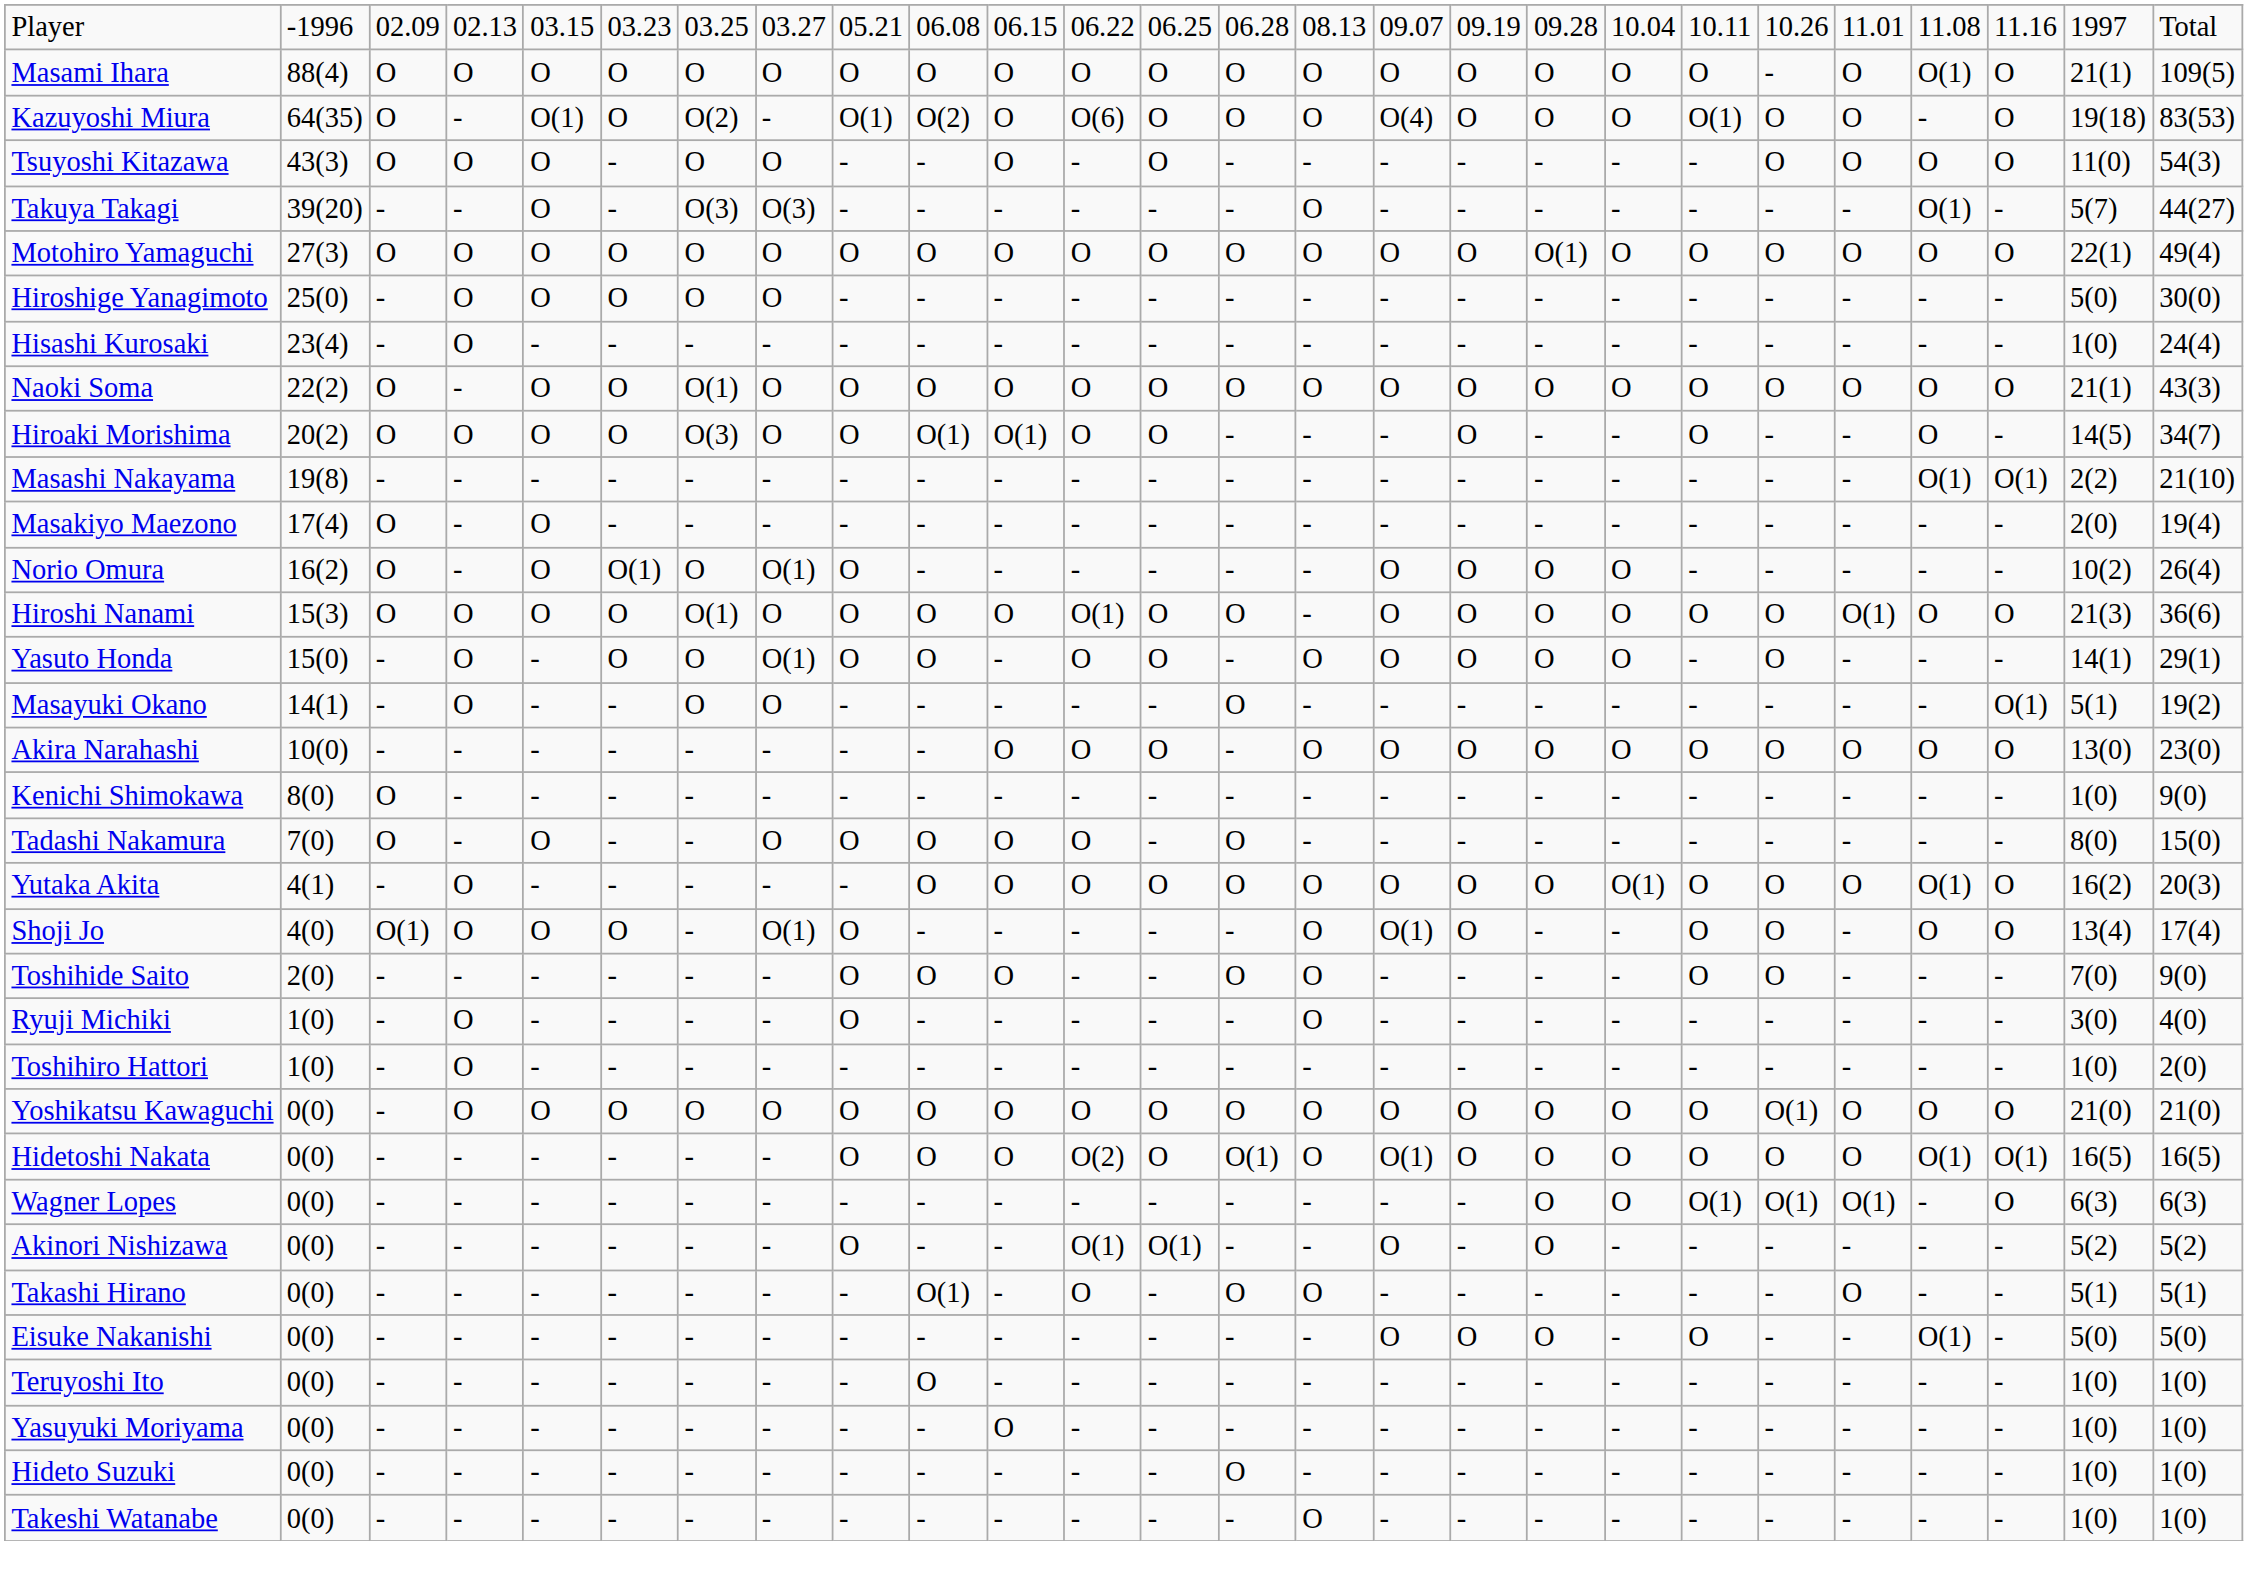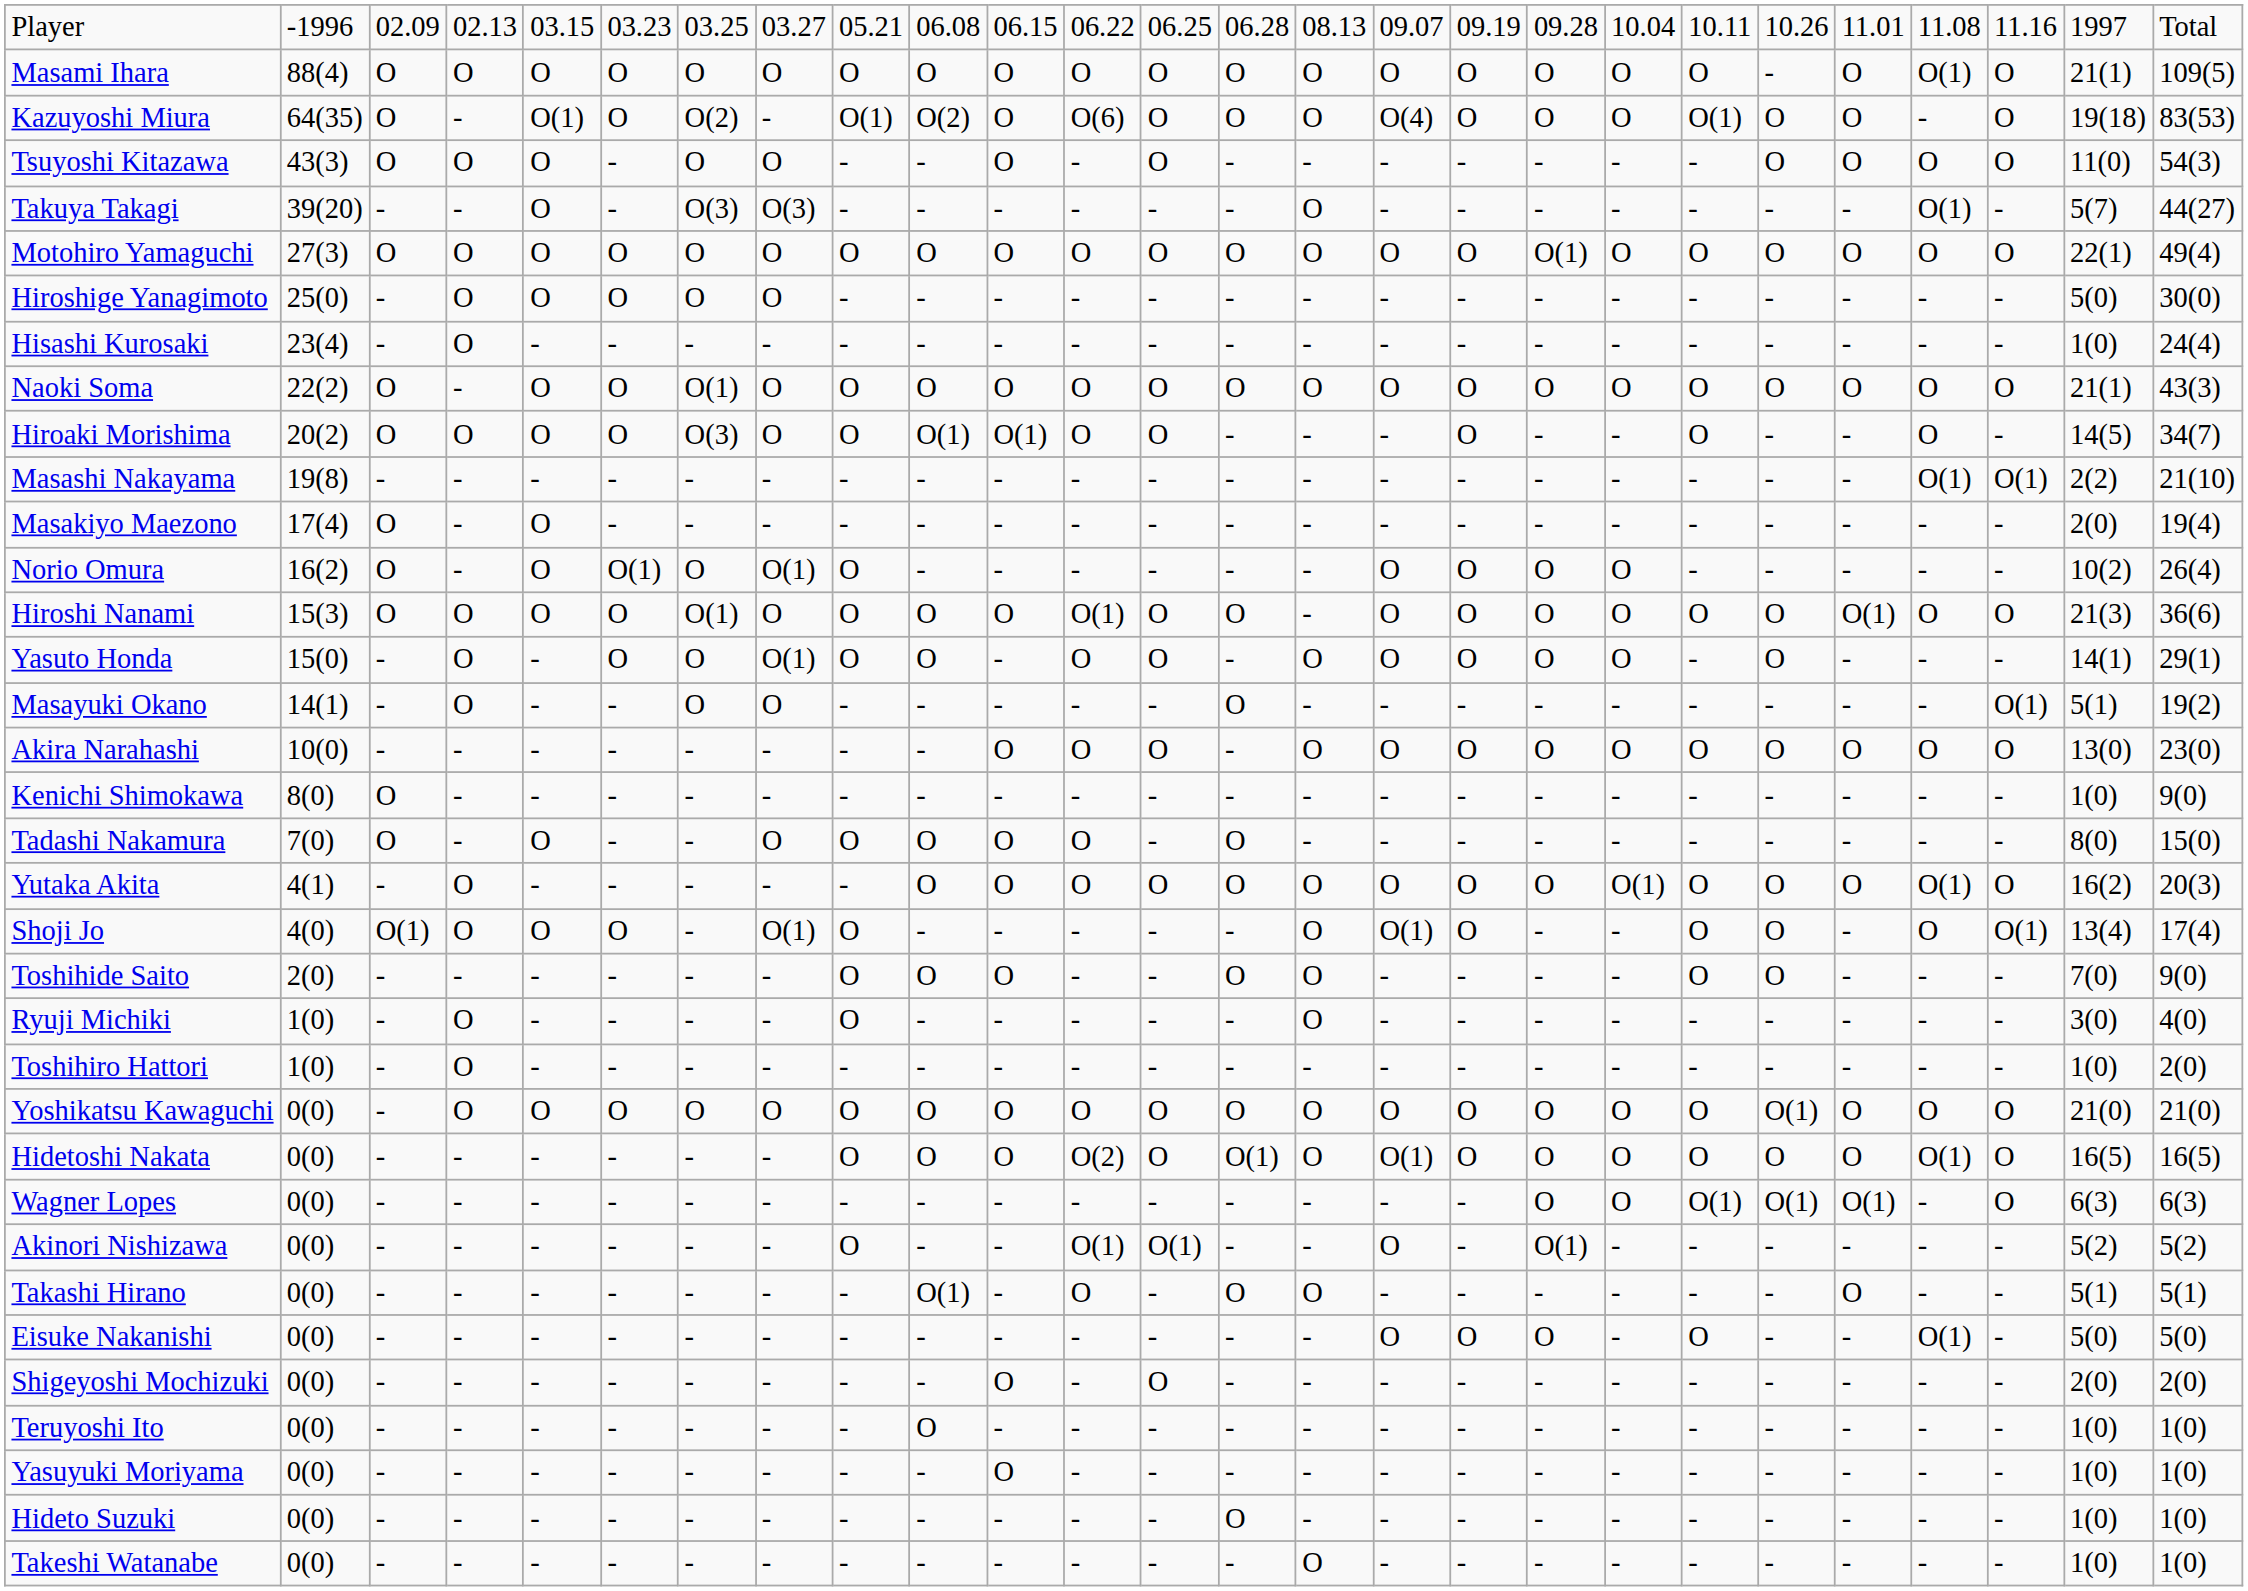(2004, 930) O -> (2021, 930) O(1)
(2021, 1156) O(1) -> (2004, 1156) O
(1544, 1246) O -> (1561, 1246) O(1)
+ row: (140, 1382)
